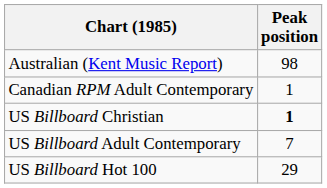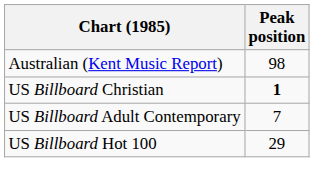- row: (131, 90)
